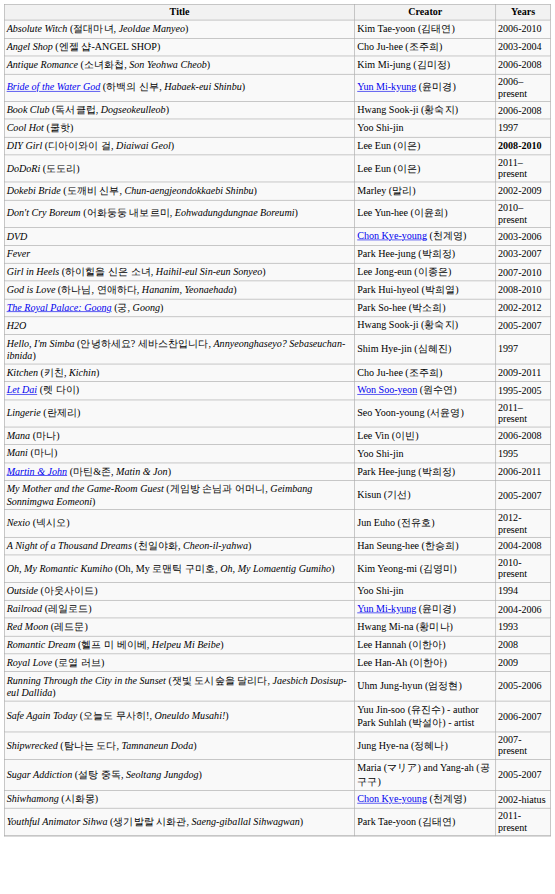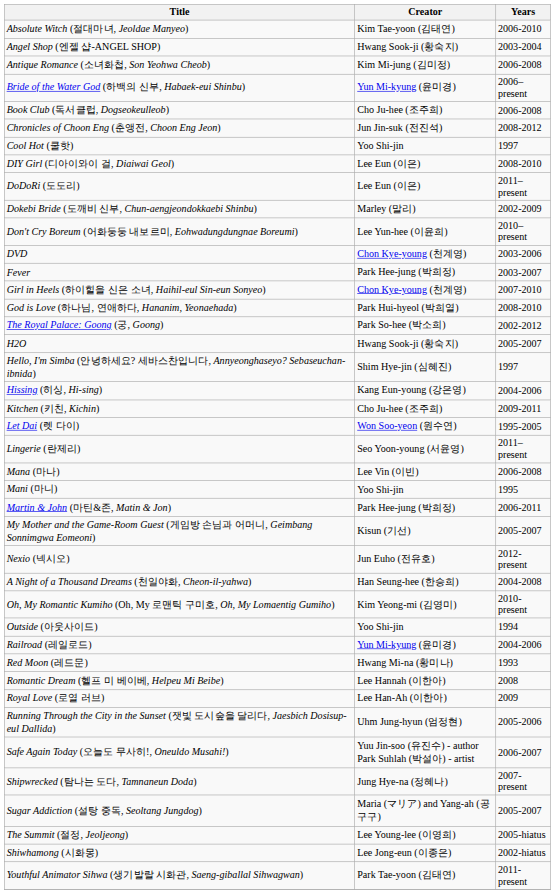(400, 46) Cho Ju-hee (조주희) -> (408, 46) Hwang Sook-ji (황숙지)
(408, 110) Hwang Sook-ji (황숙지) -> (400, 110) Cho Ju-hee (조주희)
+ row: (114, 127)
(520, 146) bold -> (520, 164) normal
(404, 271) Lee Jong-eun (이종은) -> (412, 289) Chon Kye-young (천계영)
+ row: (54, 390)
+ row: (67, 835)
(412, 799) Chon Kye-young (천계영) -> (404, 852) Lee Jong-eun (이종은)
